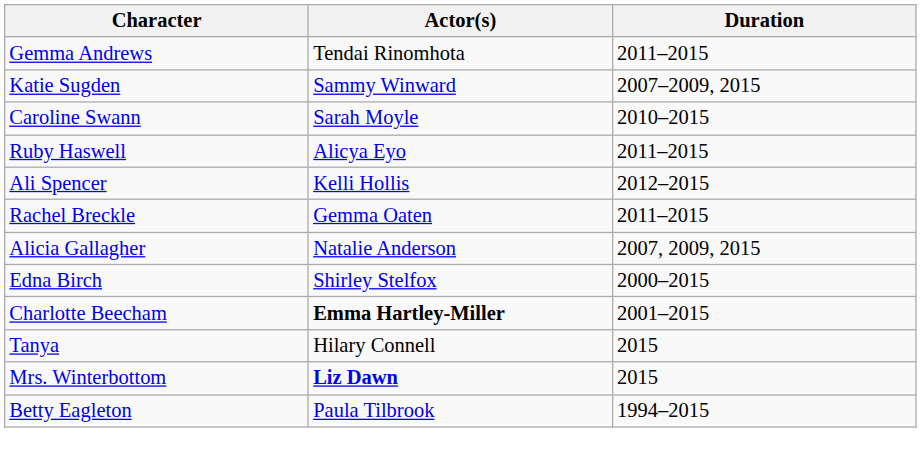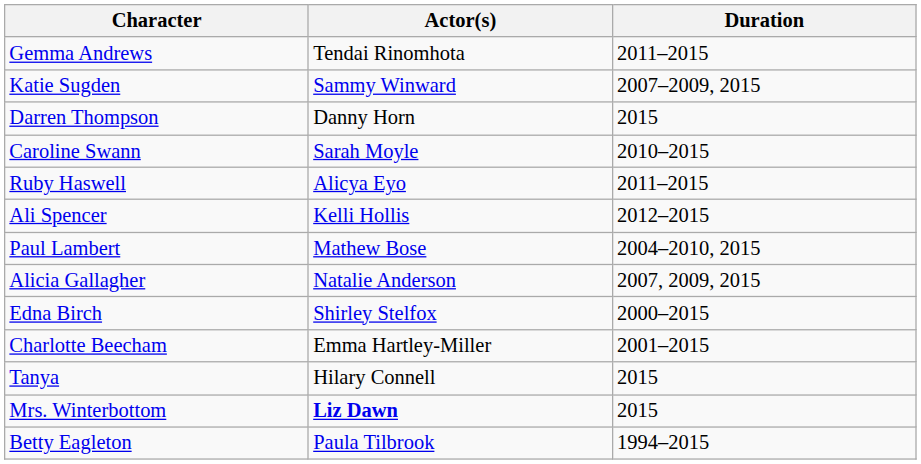+ row: (84, 118)
- row: (72, 215)
+ row: (65, 248)
(409, 313) bold -> (402, 345) normal
